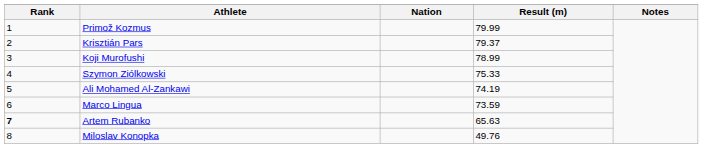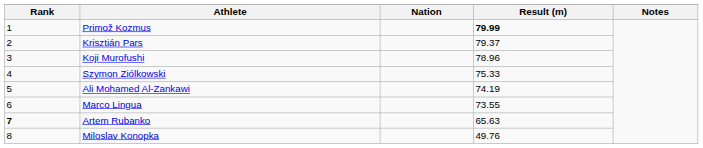(488, 27) normal -> (488, 27) bold
(488, 58) 78.99 -> (488, 58) 78.96
(488, 105) 73.59 -> (488, 105) 73.55
